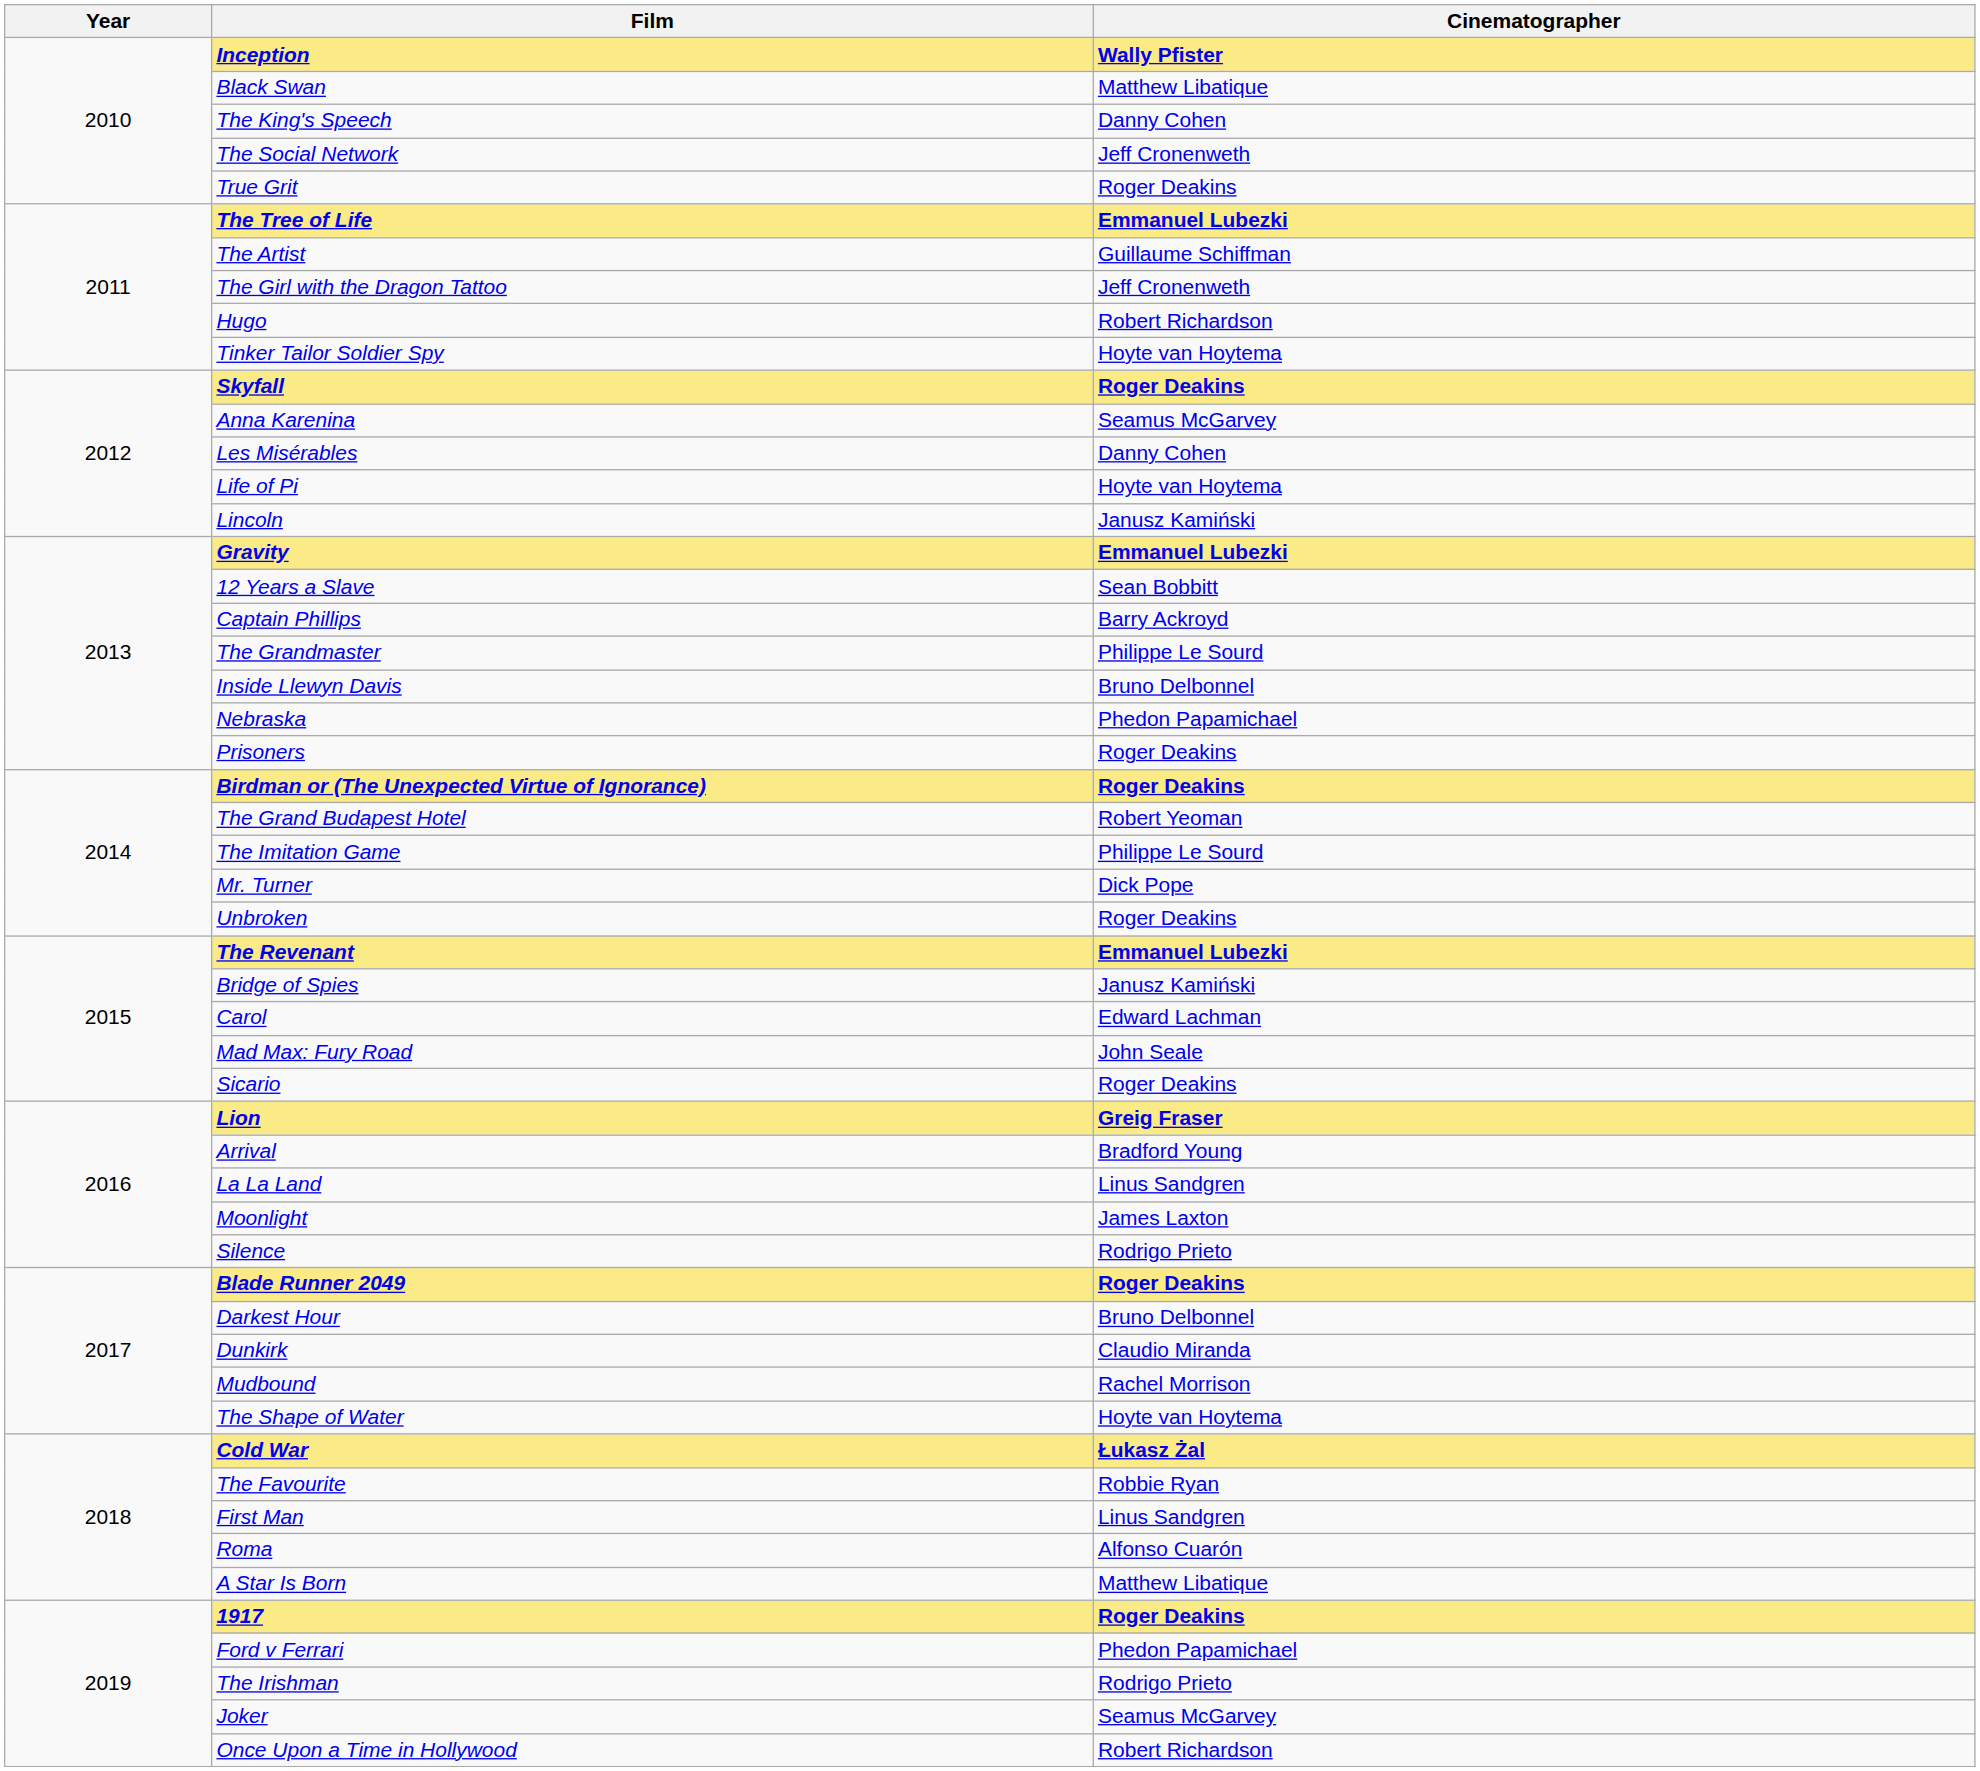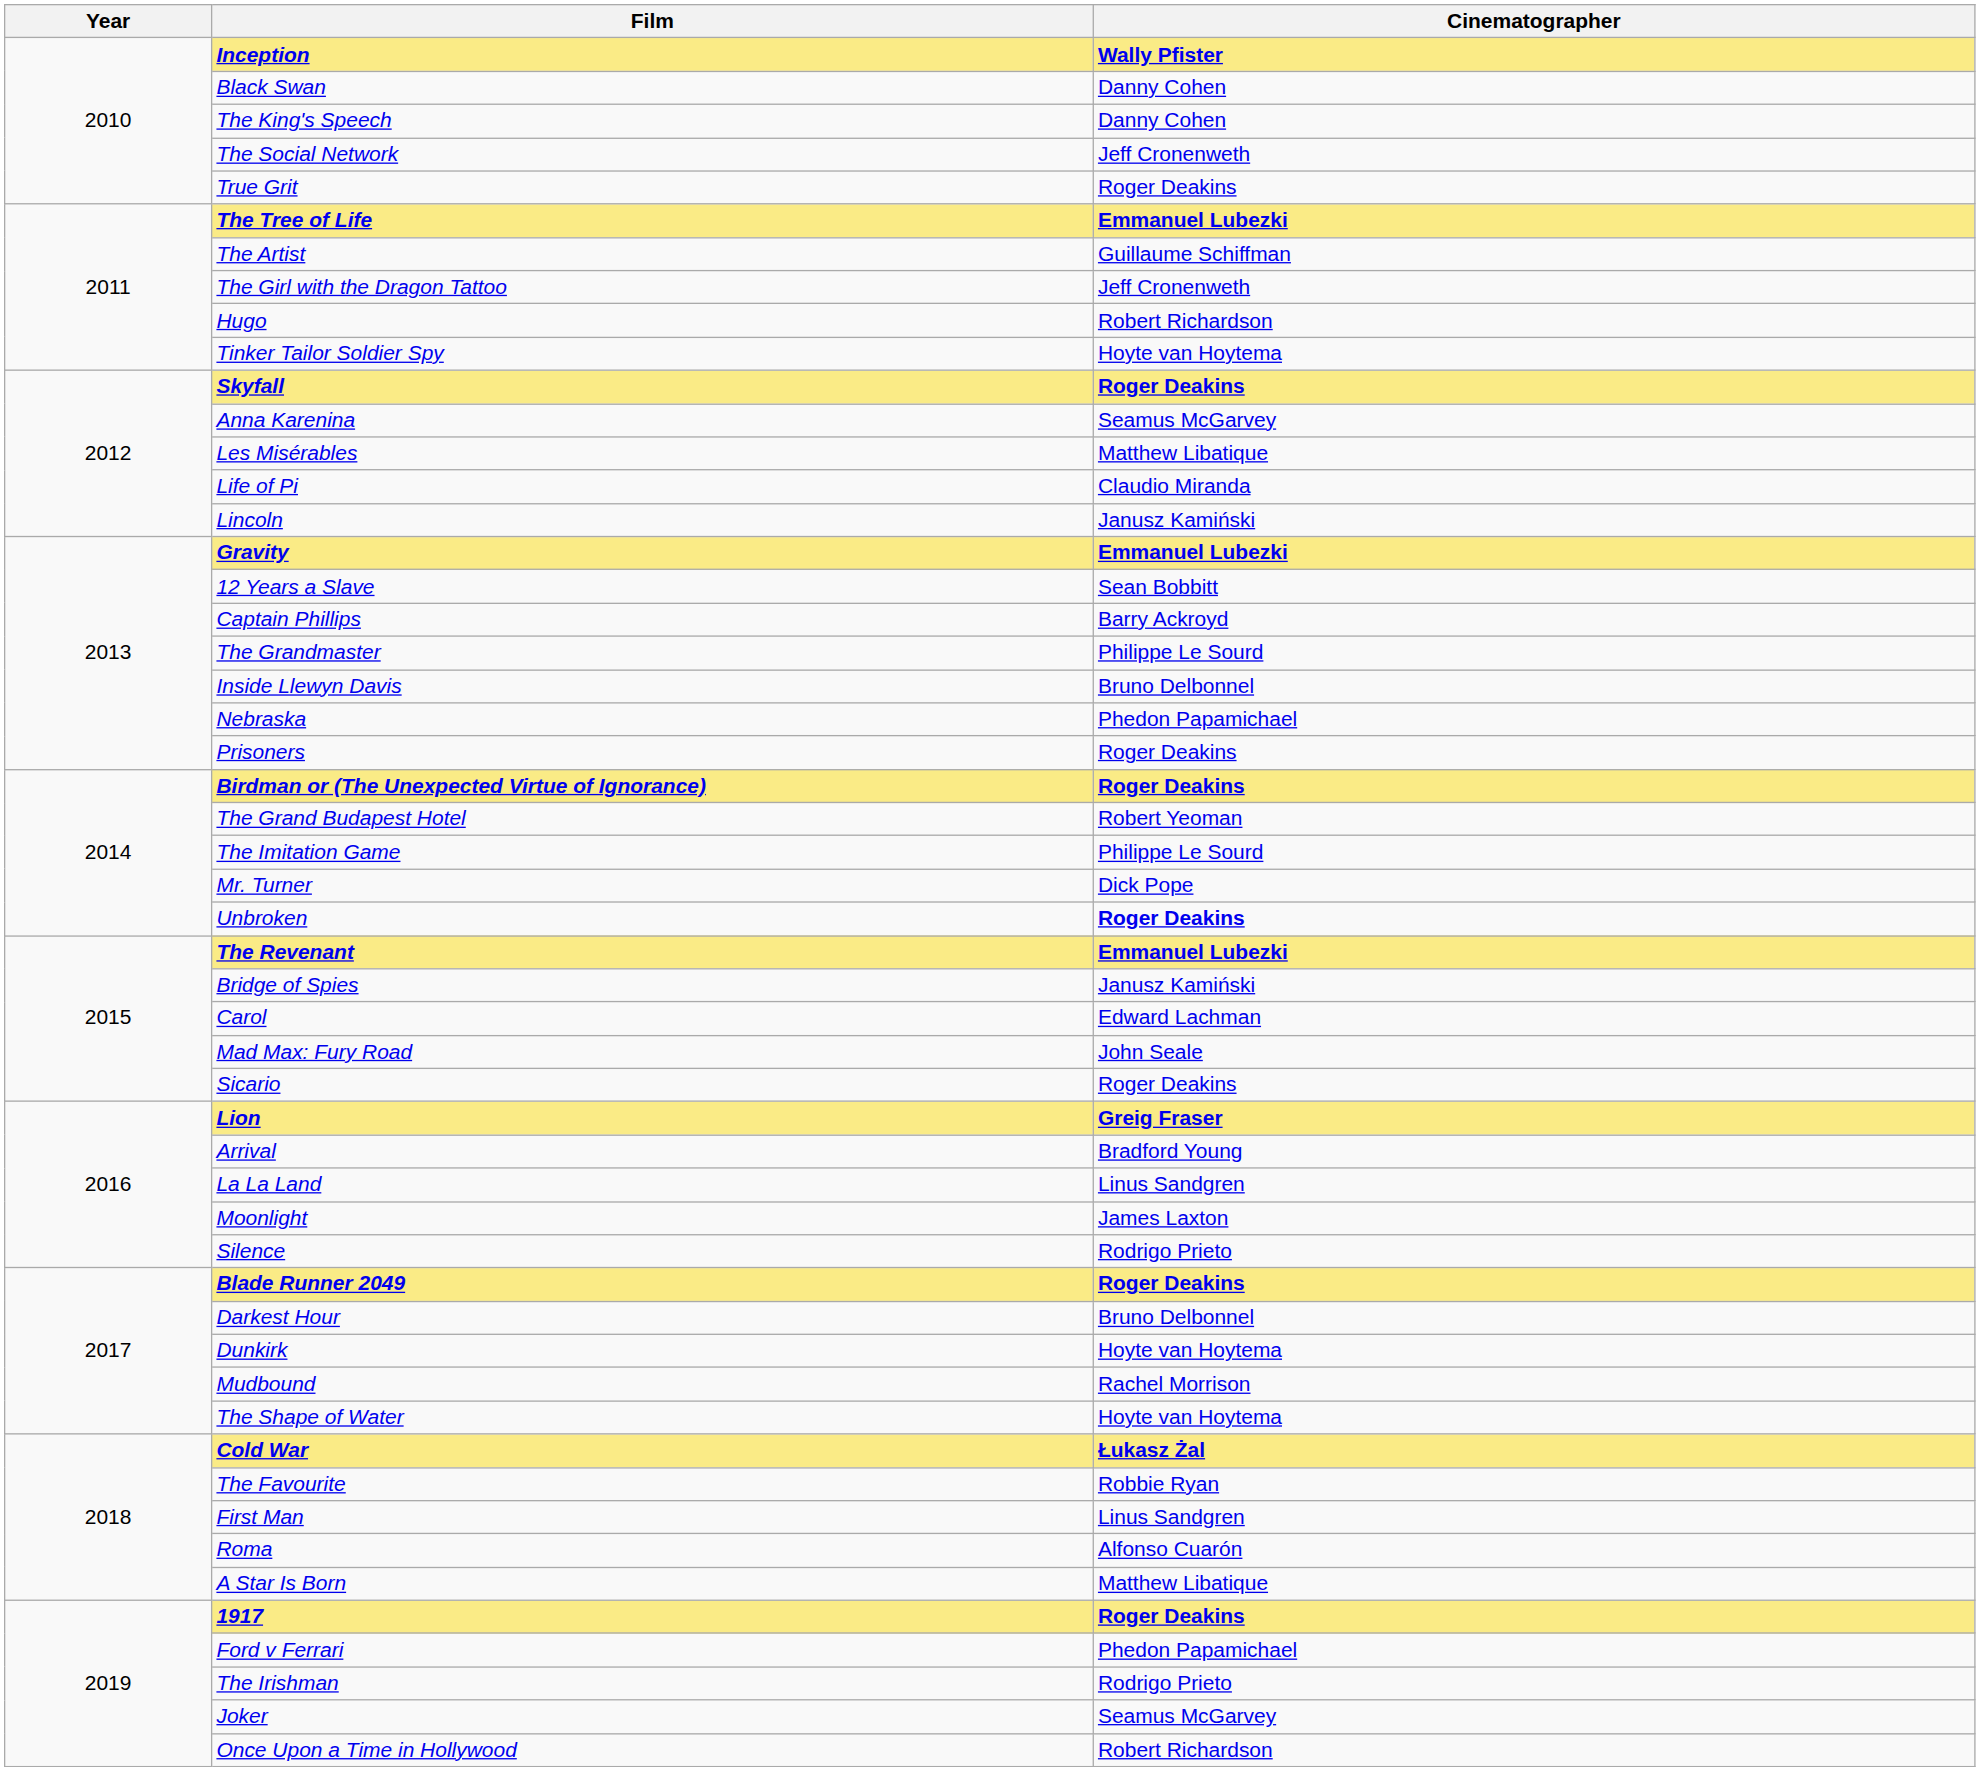(1183, 87) Matthew Libatique -> (1162, 87) Danny Cohen
(1162, 453) Danny Cohen -> (1183, 453) Matthew Libatique
(1190, 486) Hoyte van Hoytema -> (1174, 486) Claudio Miranda
(1167, 918) normal -> (1171, 918) bold
(1174, 1350) Claudio Miranda -> (1190, 1350) Hoyte van Hoytema
